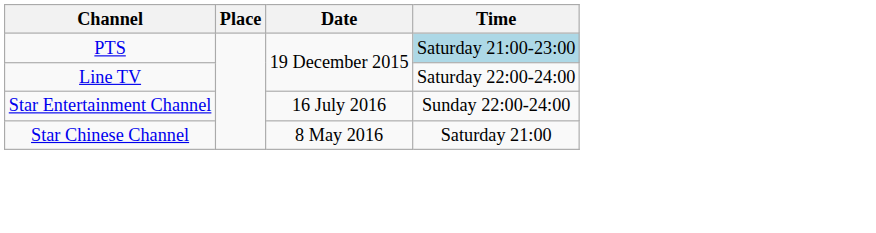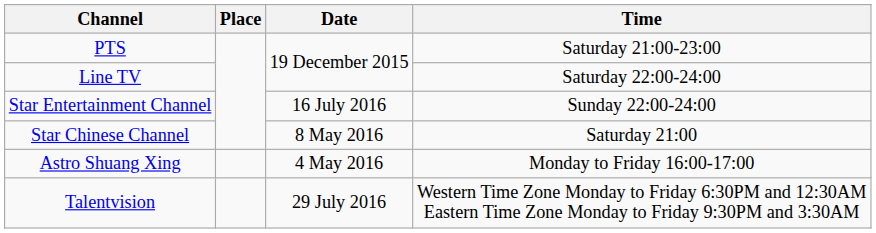(496, 47) lightblue background -> (642, 47) no background
+ row: (110, 163)
+ row: (110, 202)
